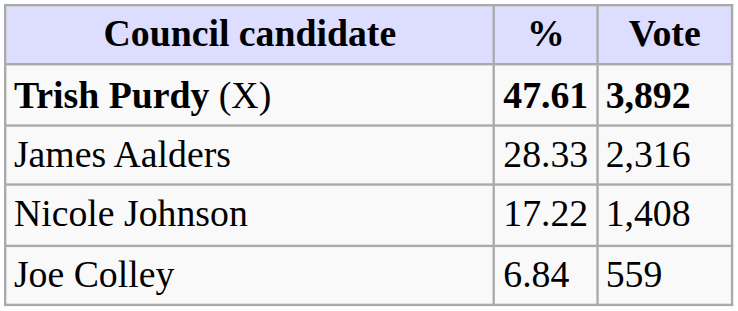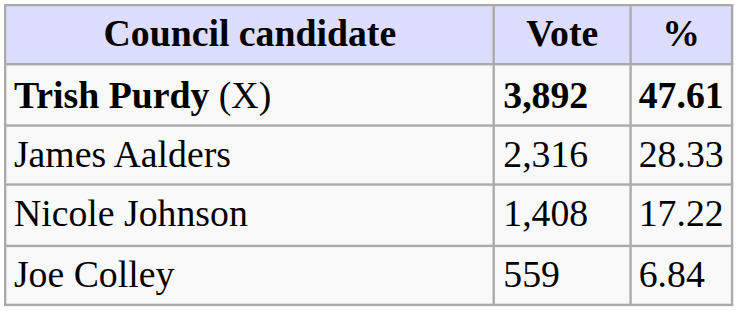columns swapped: (665, 34) <-> (546, 34)
